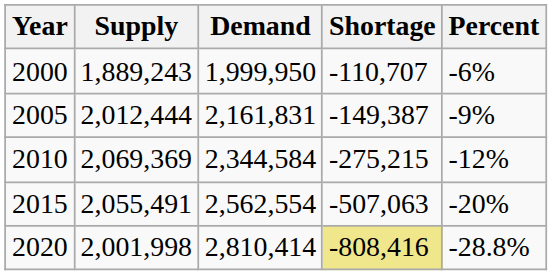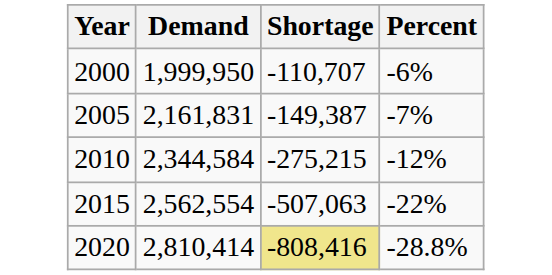- column: (136, 26)
(472, 114) -9% -> (410, 114) -7%
(479, 203) -20% -> (417, 203) -22%
